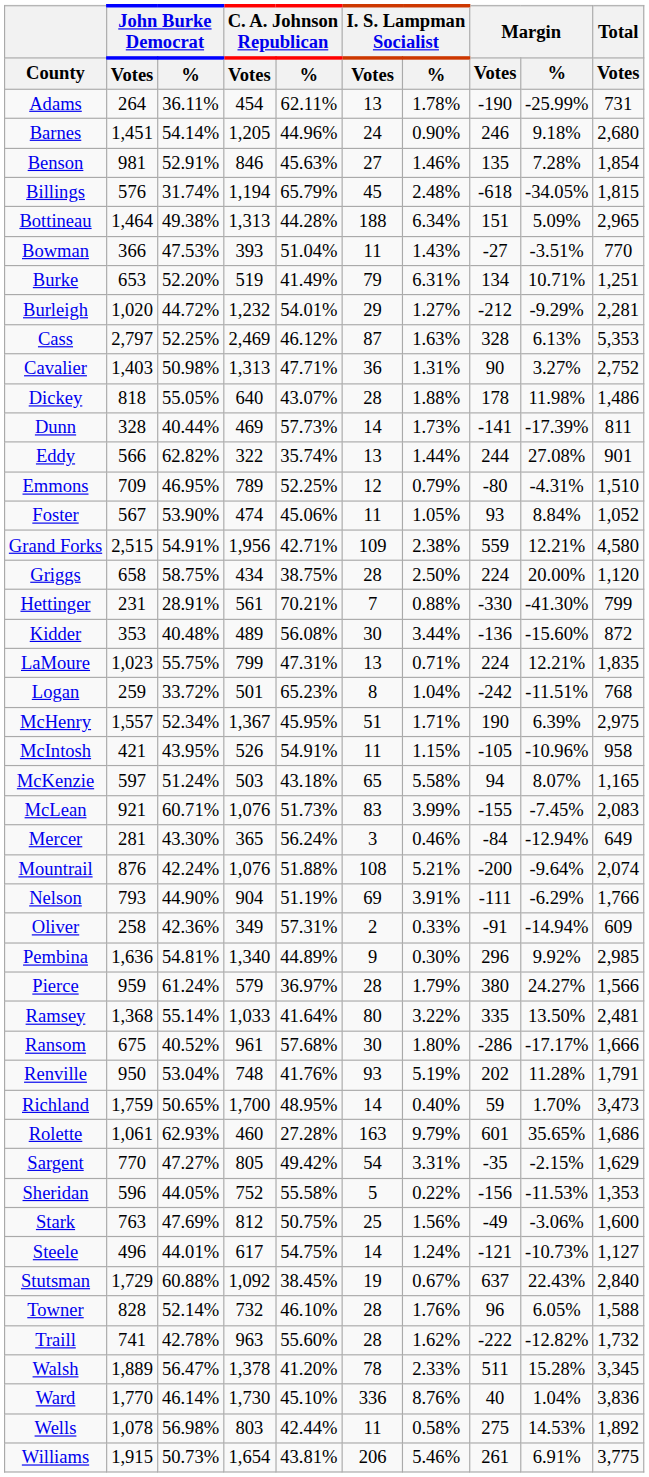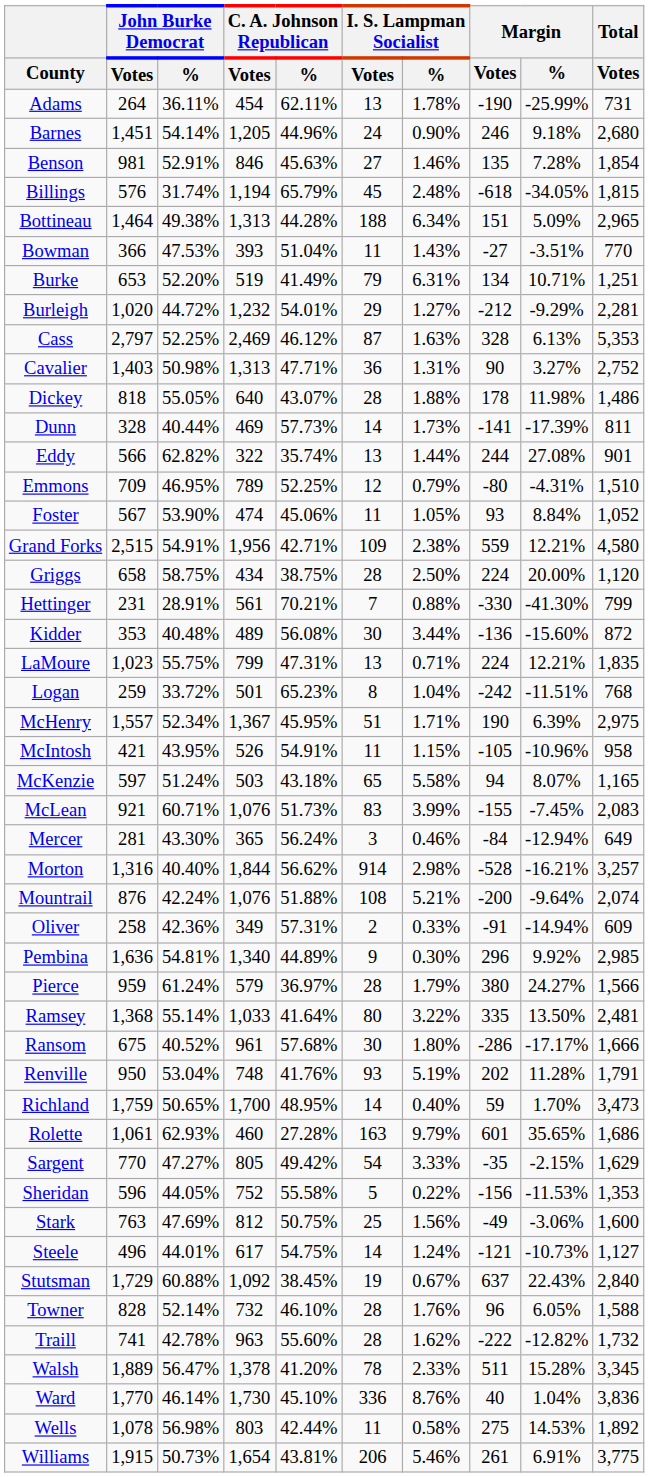+ row: (56, 868)
- row: (56, 898)
(436, 1163) 3.31% -> (436, 1163) 3.33%
